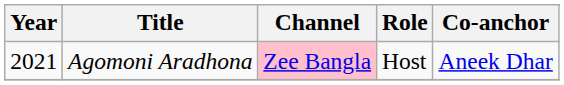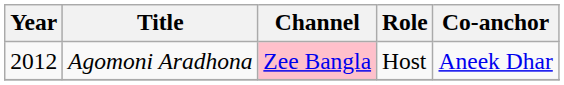(34, 60) 2021 -> (34, 60) 2012
